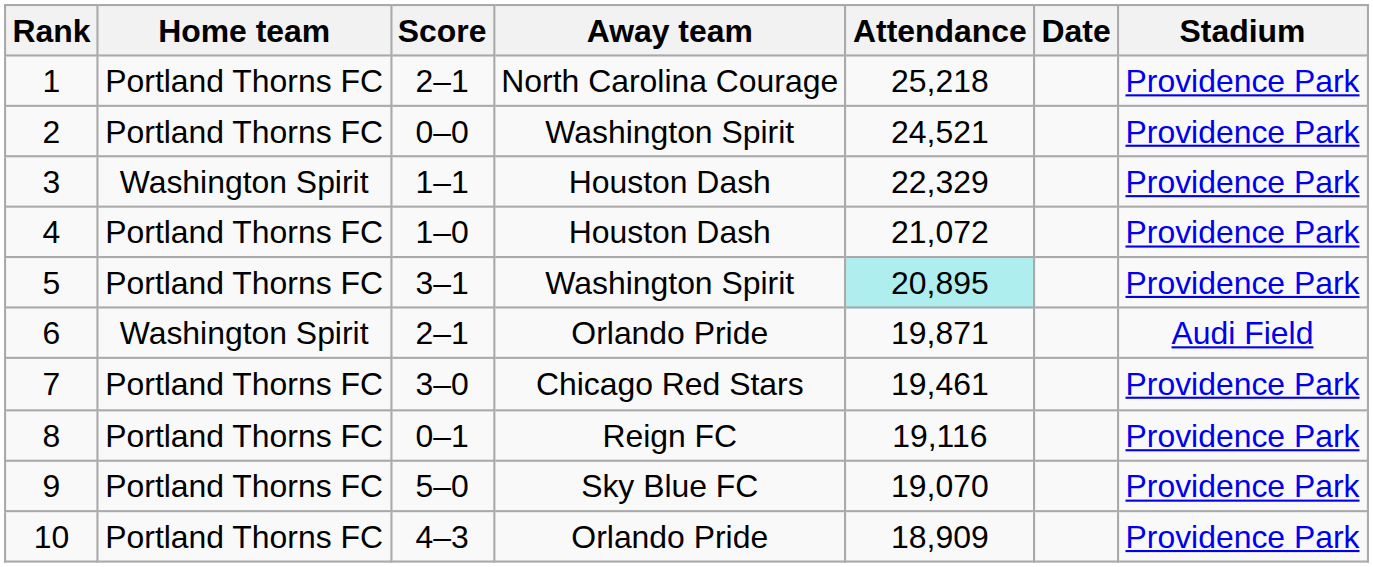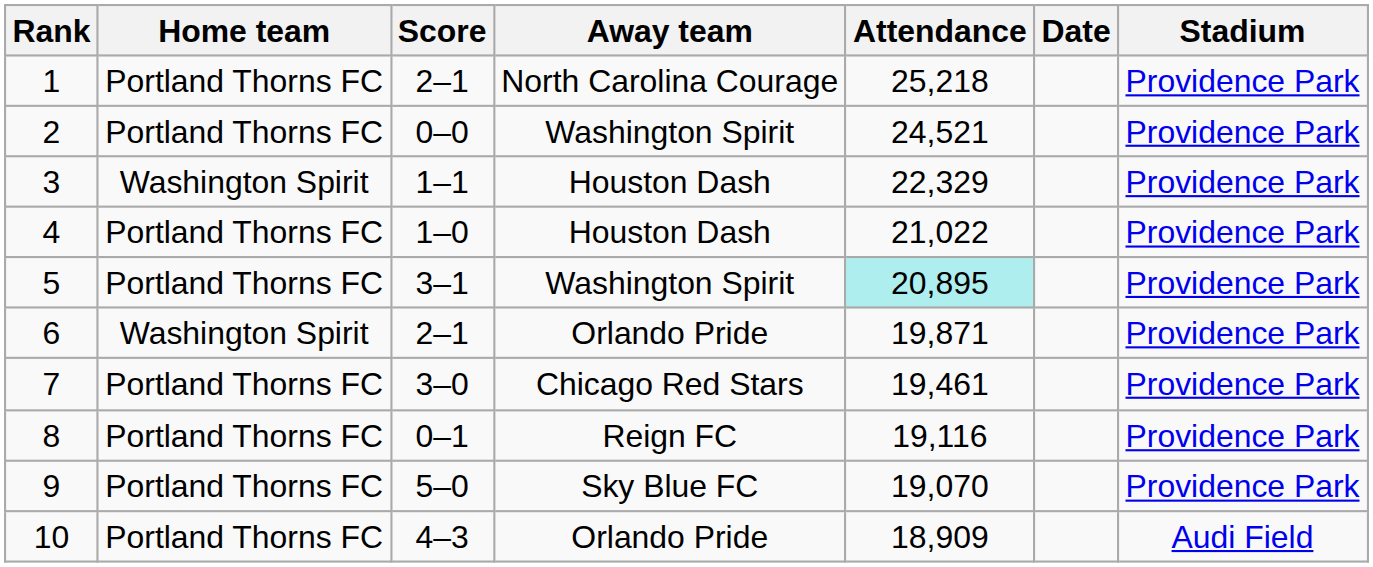(940, 233) 21,072 -> (940, 233) 21,022
(1242, 334) Audi Field -> (1243, 334) Providence Park
(1243, 536) Providence Park -> (1242, 536) Audi Field
